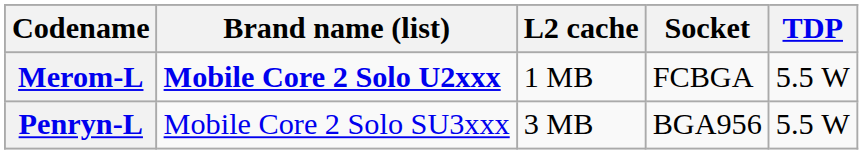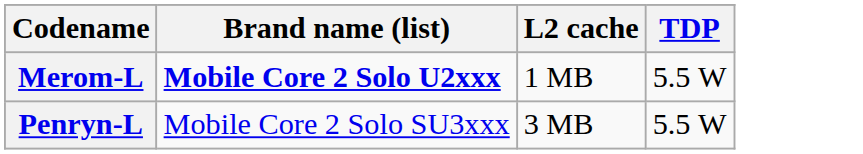- column: (707, 28)
